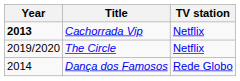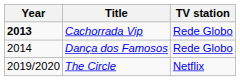(188, 31) Netflix -> (203, 31) Rede Globo
rows swapped: (116, 66) <-> (91, 48)
